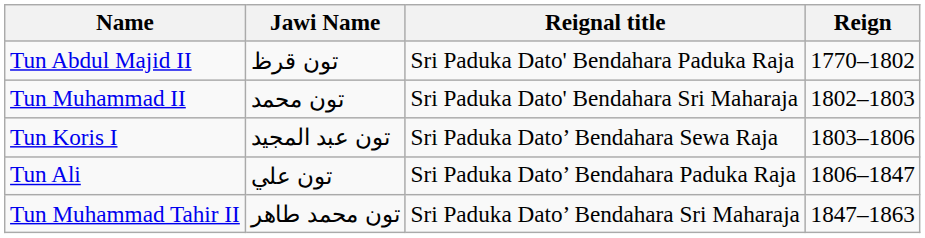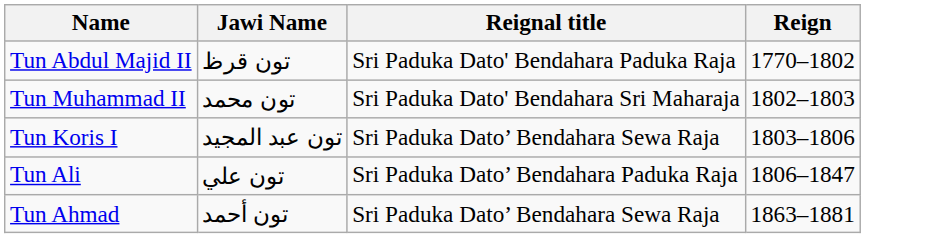- row: (125, 213)
+ row: (65, 213)
